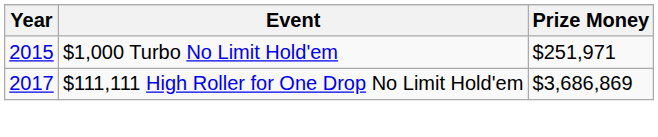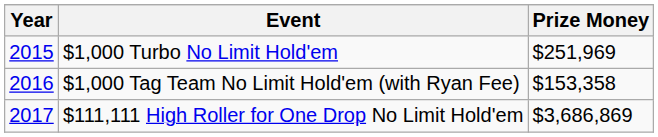(574, 52) $251,971 -> (574, 52) $251,969
+ row: (291, 83)
